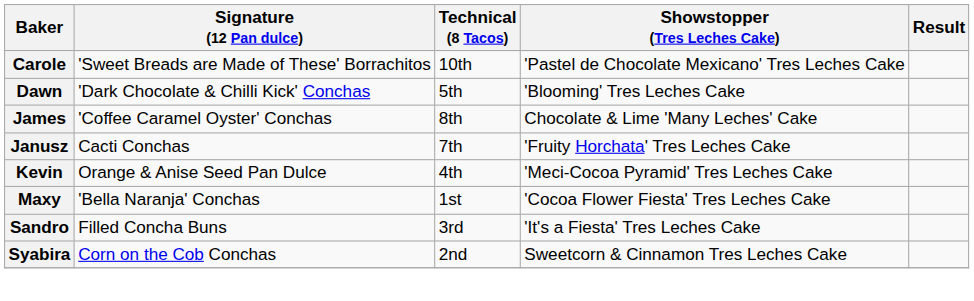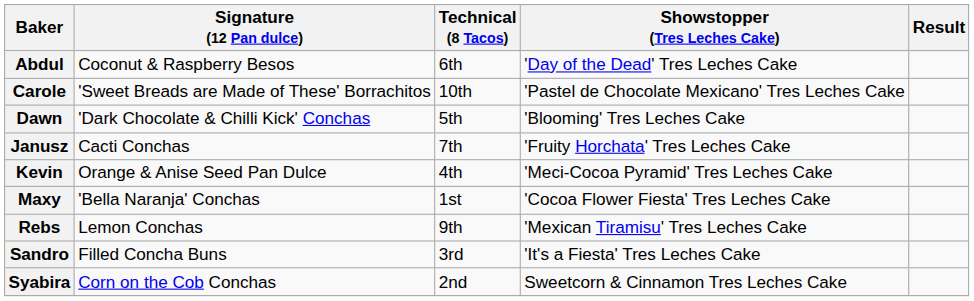+ row: (39, 64)
- row: (39, 118)
+ row: (39, 227)
